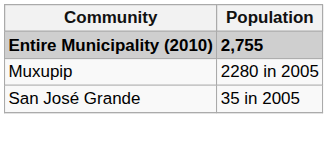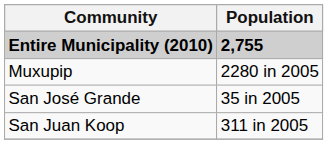+ row: (66, 125)
